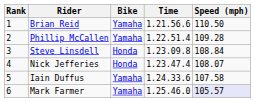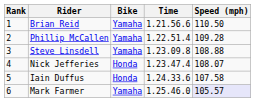(125, 51) Honda -> (127, 51) Yamaha
(209, 51) 108.84 -> (209, 51) 108.88
(127, 78) Yamaha -> (125, 78) Honda
